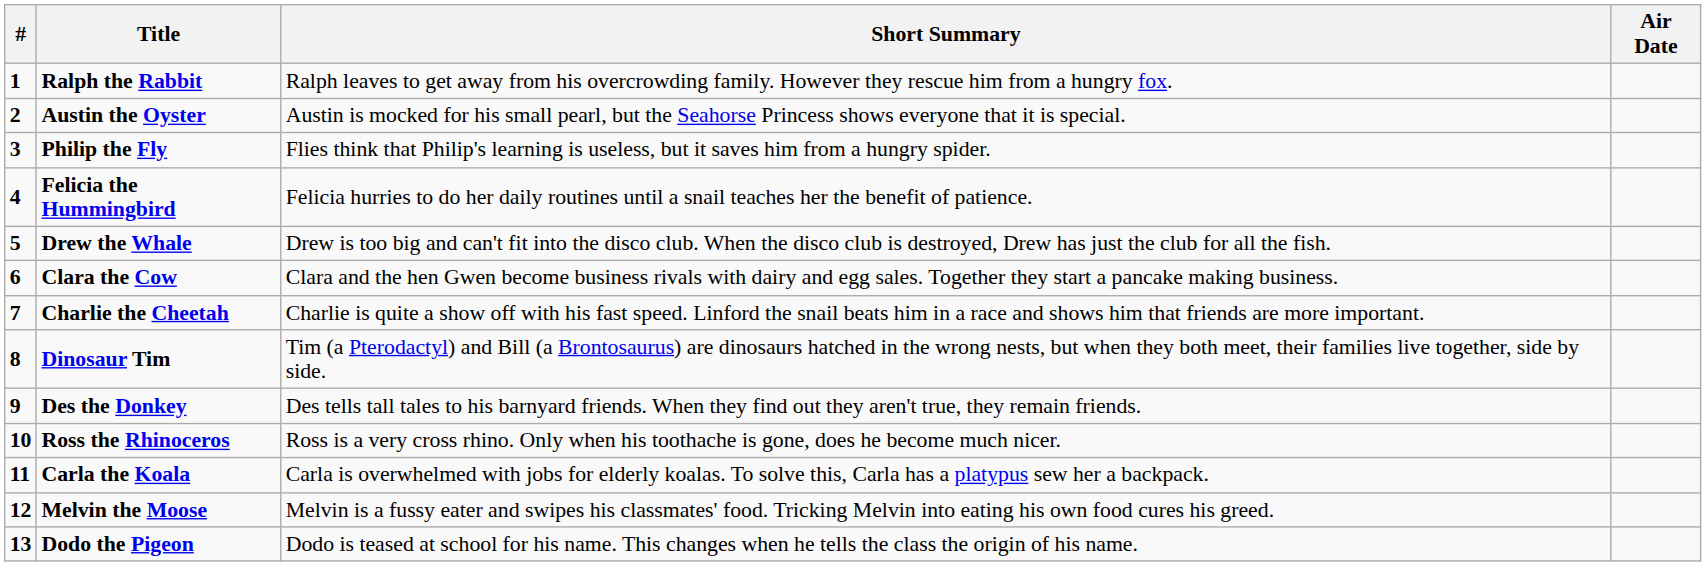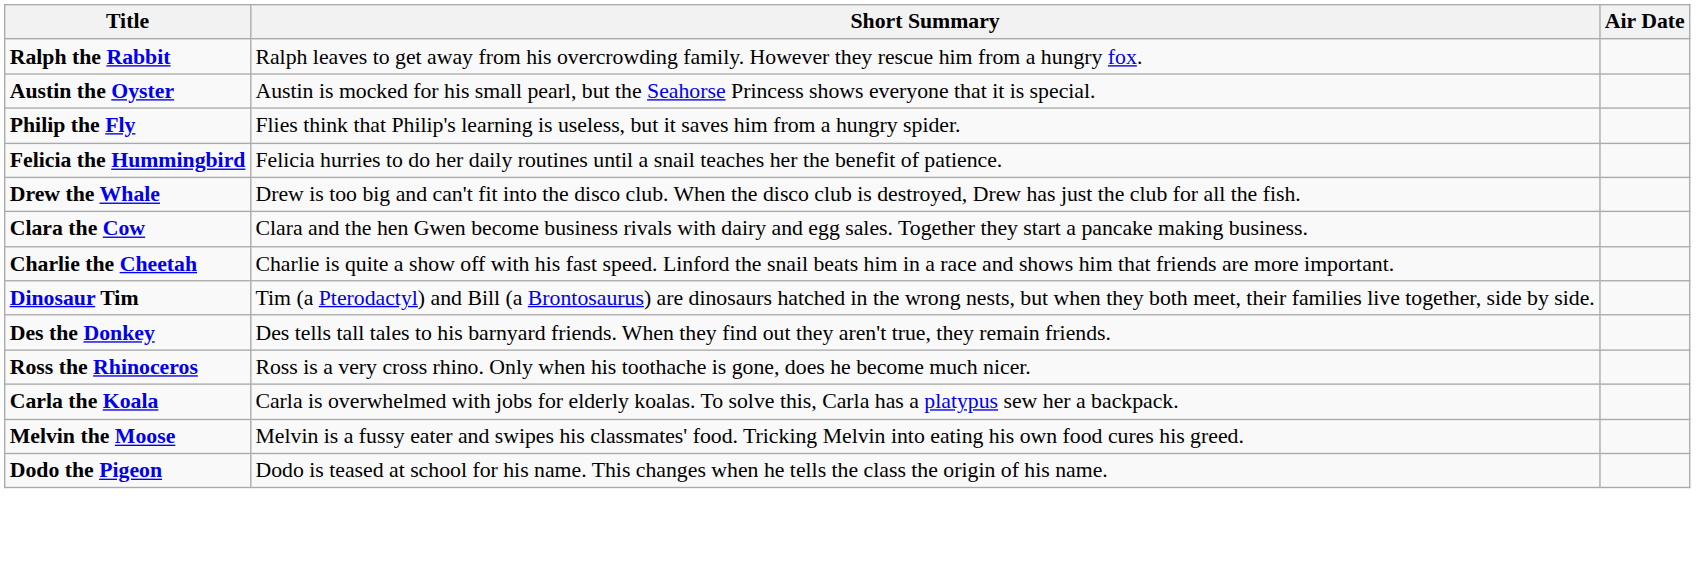- column: (21, 33)
